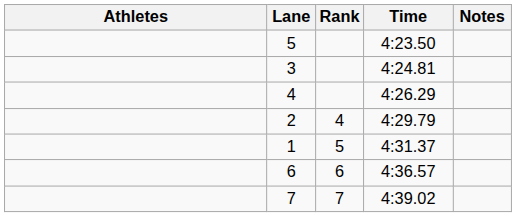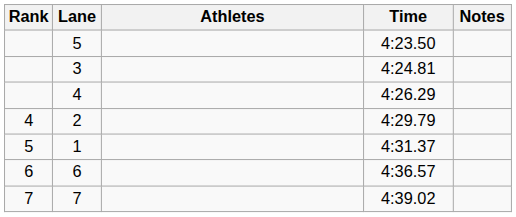columns swapped: (340, 17) <-> (136, 17)
